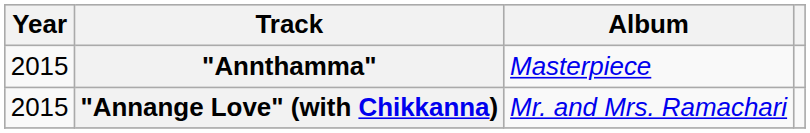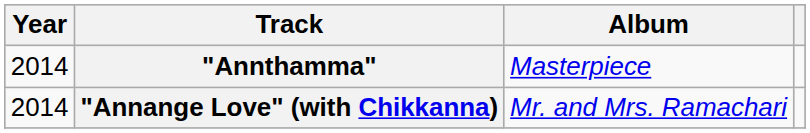(40, 66) 2015 -> (40, 66) 2014
(40, 107) 2015 -> (40, 107) 2014
